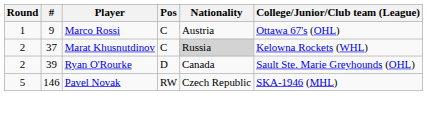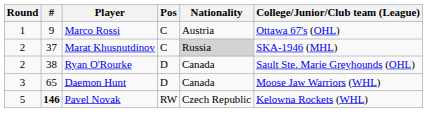(312, 47) Kelowna Rockets (WHL) -> (297, 47) SKA-1946 (MHL)
(51, 64) 39 -> (51, 64) 38
+ row: (95, 82)
(51, 82) normal -> (51, 99) bold
(297, 82) SKA-1946 (MHL) -> (312, 99) Kelowna Rockets (WHL)
